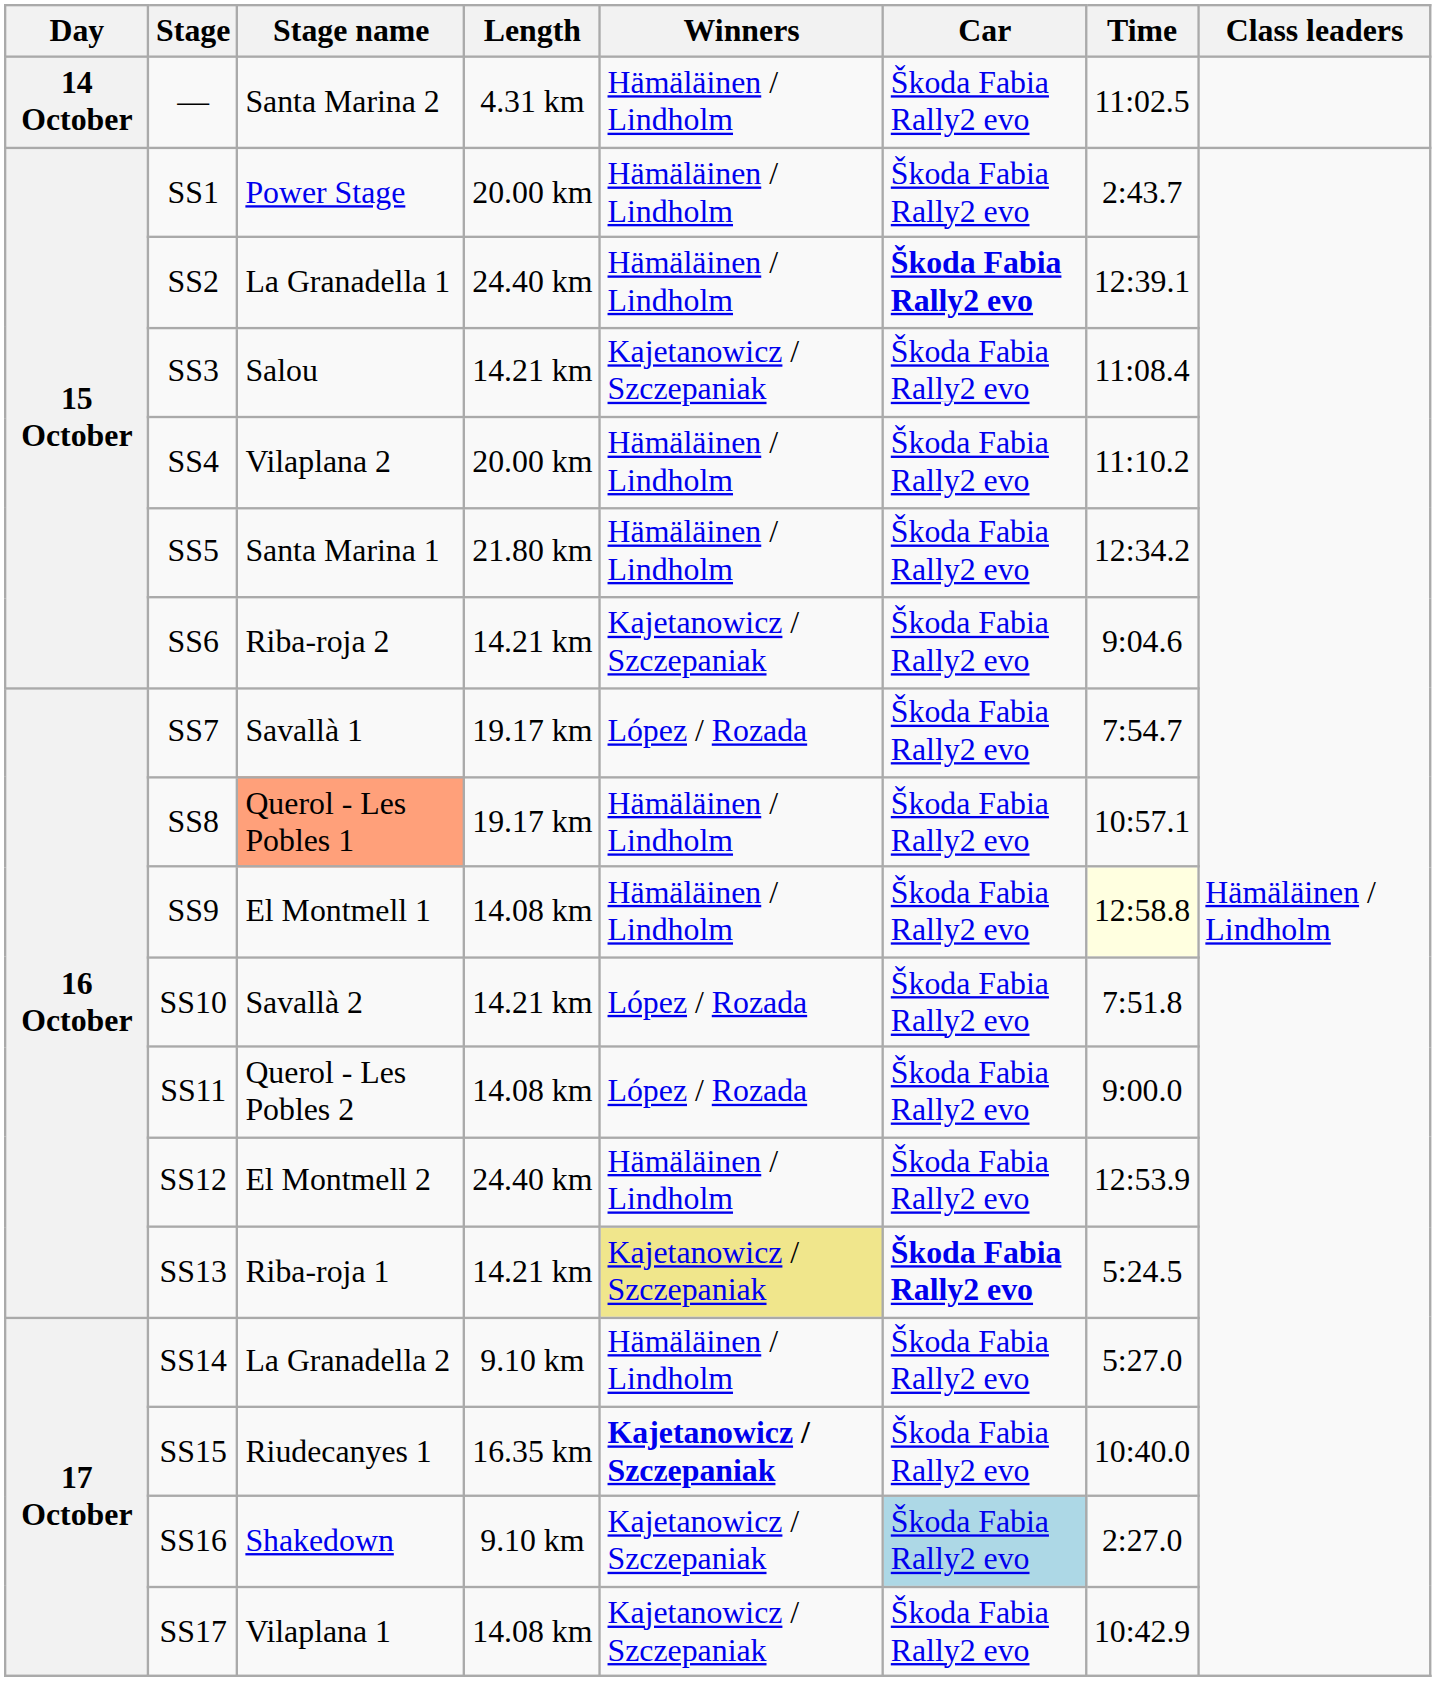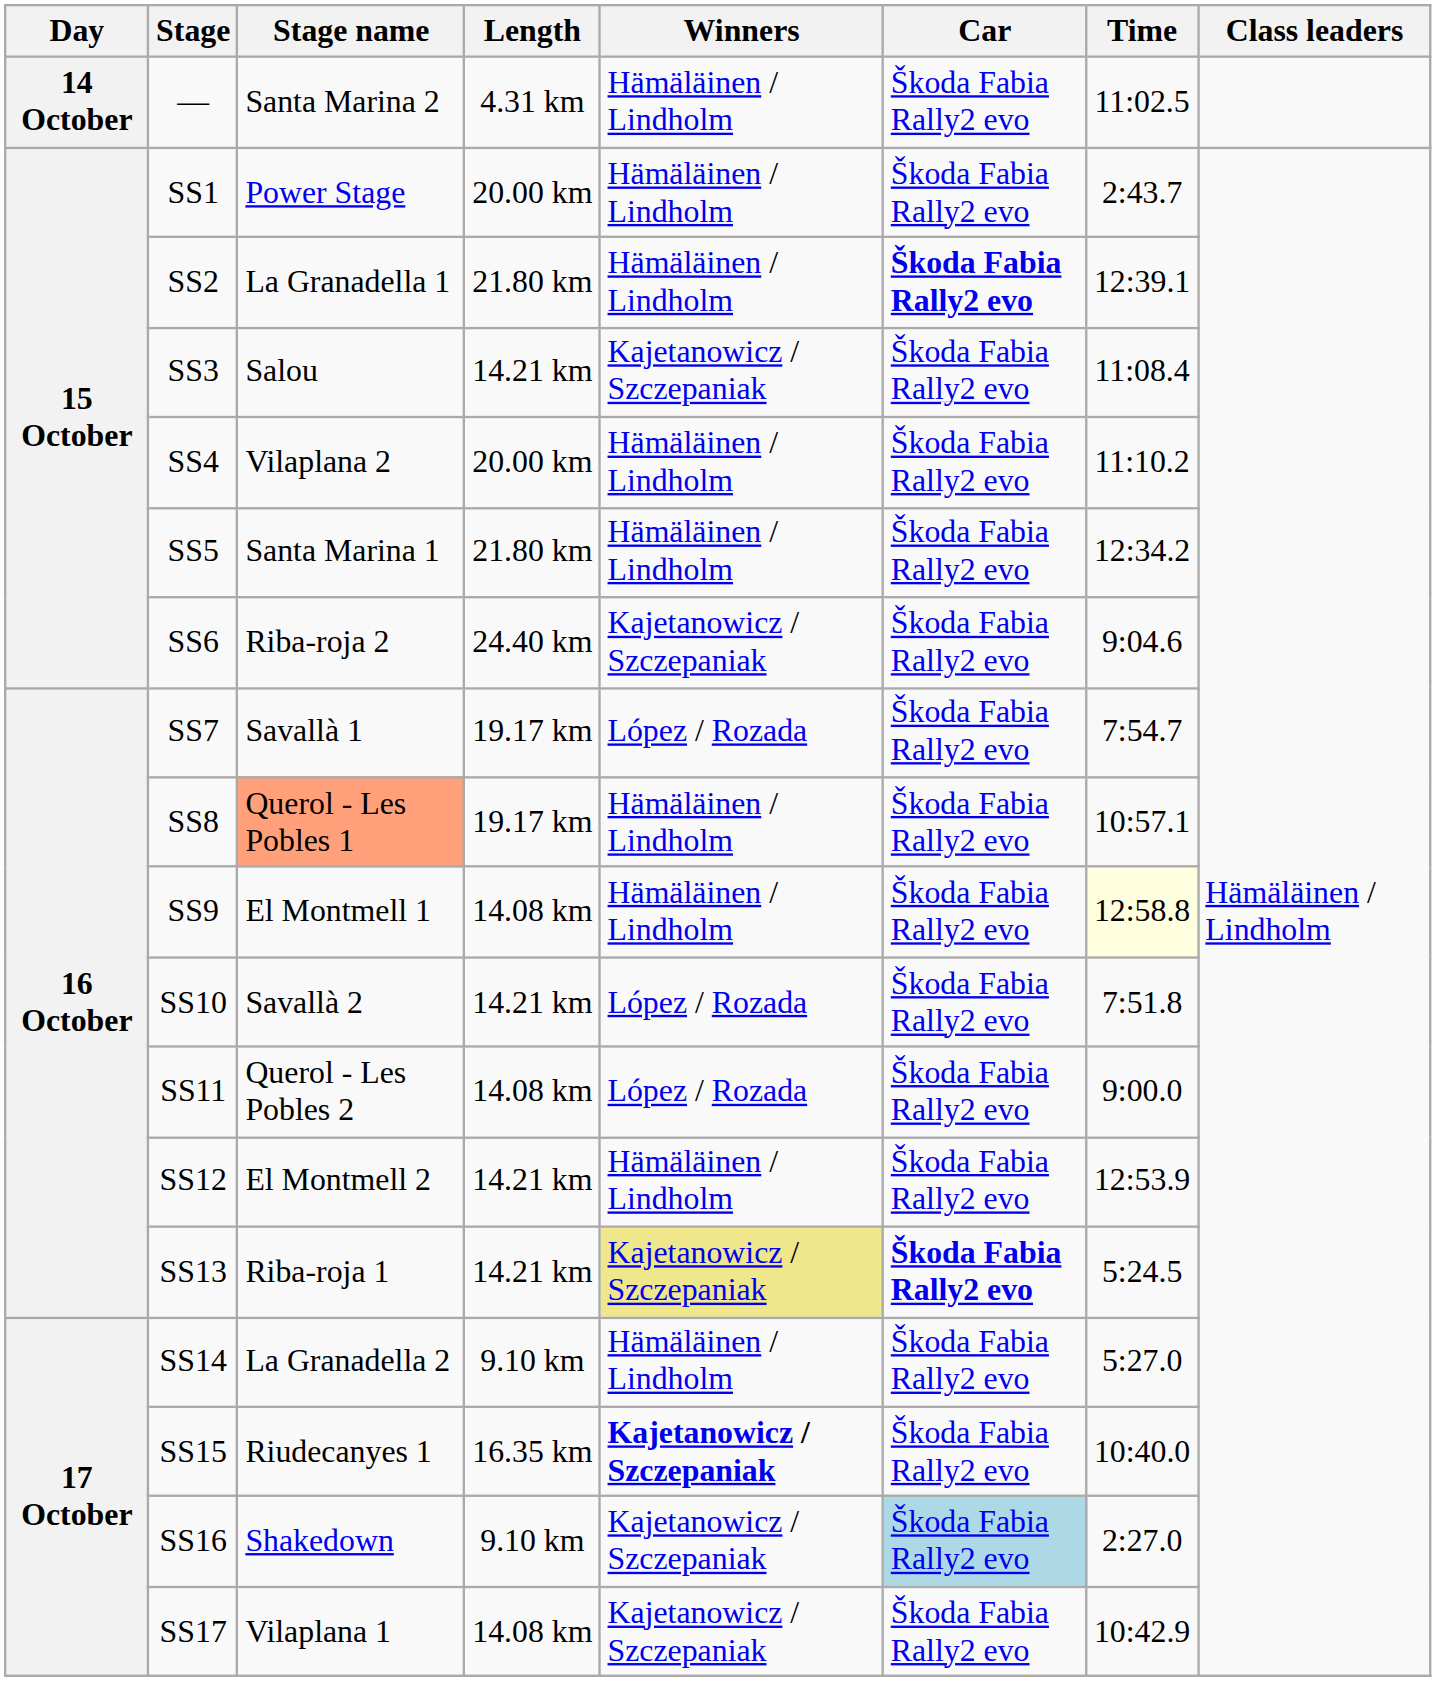(532, 281) 24.40 km -> (532, 281) 21.80 km
(532, 641) 14.21 km -> (532, 641) 24.40 km
(532, 1180) 24.40 km -> (532, 1180) 14.21 km
